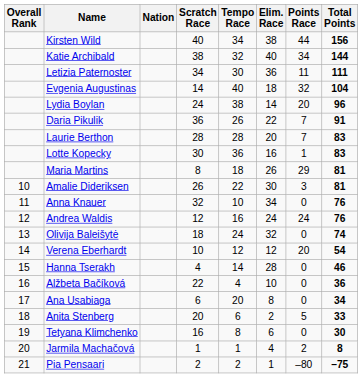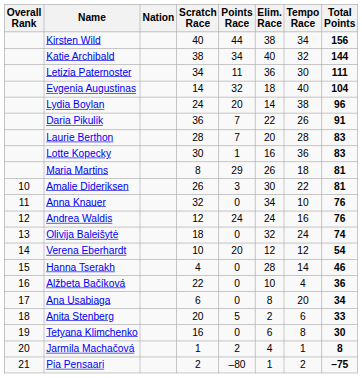columns swapped: (238, 18) <-> (304, 18)
